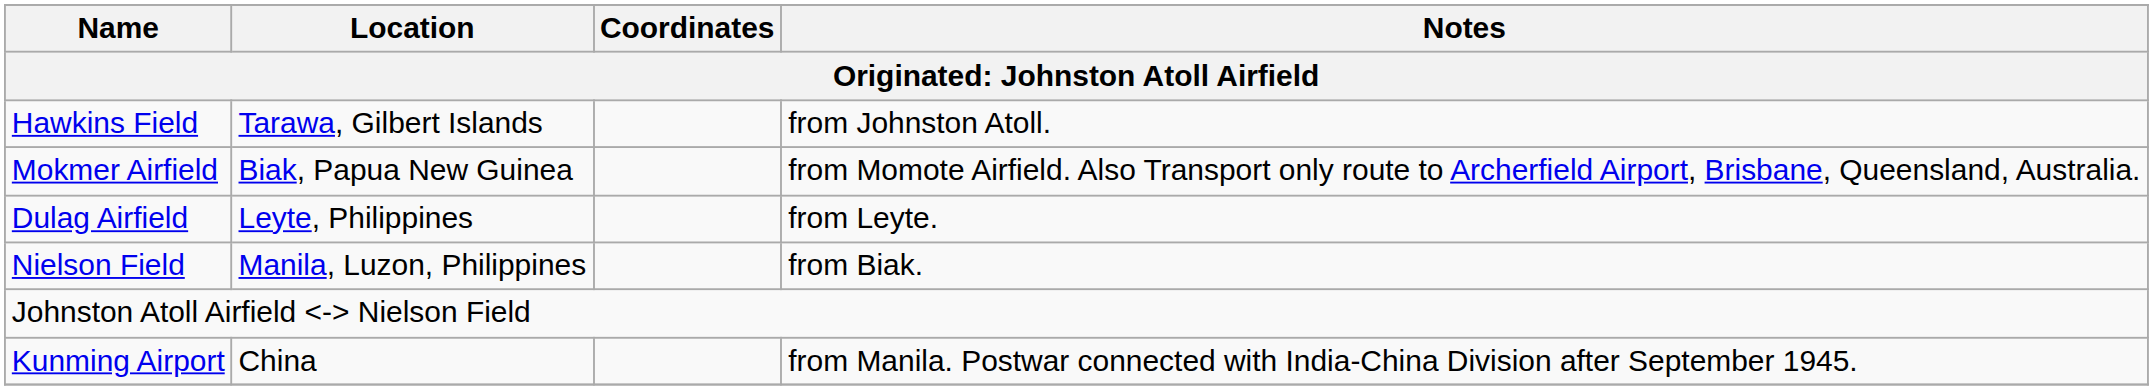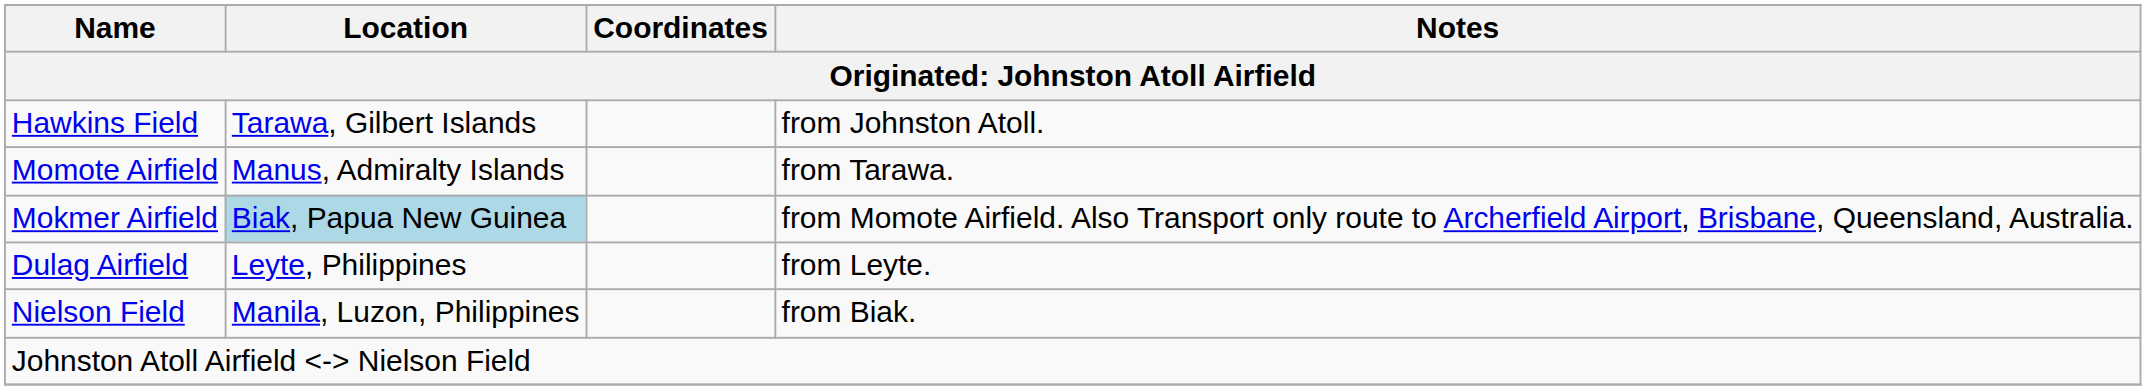+ row: (115, 170)
(406, 170) no background -> (399, 218) lightblue background
- row: (118, 360)
